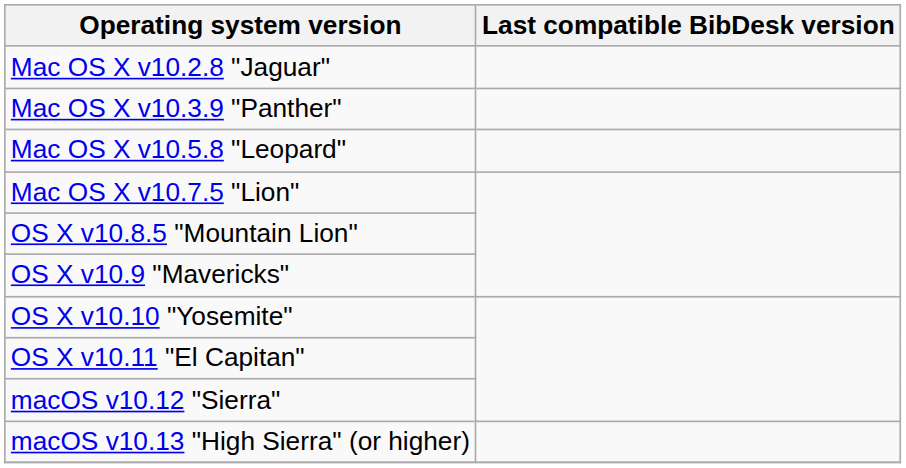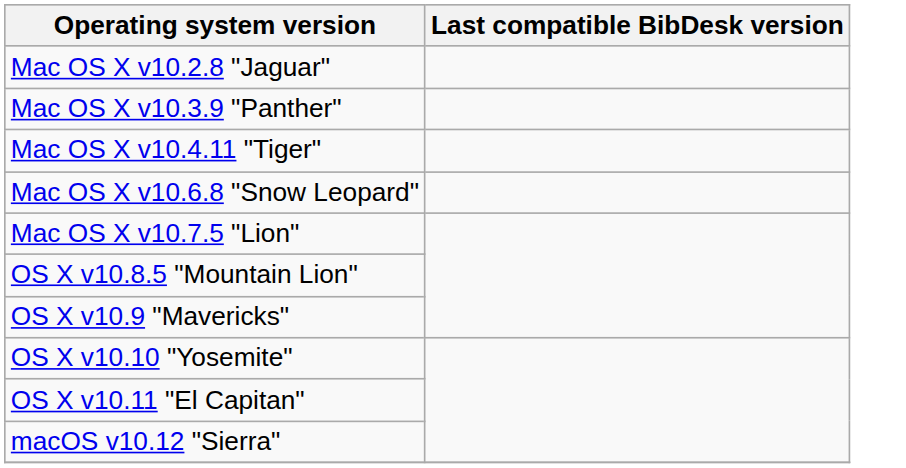+ row: (166, 150)
- row: (178, 150)
+ row: (215, 191)
- row: (240, 441)
